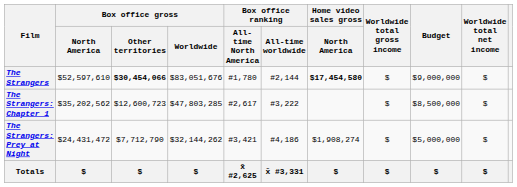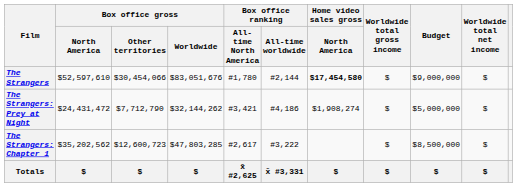(140, 78) bold -> (140, 78) normal
rows swapped: (30, 140) <-> (30, 104)
